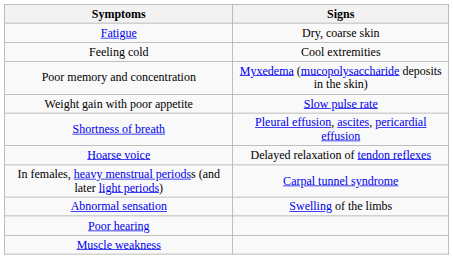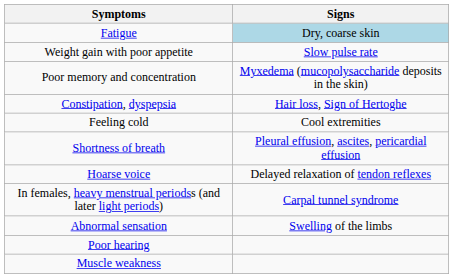(341, 33) no background -> (341, 33) lightblue background
rows swapped: (119, 52) <-> (119, 103)
+ row: (119, 103)
